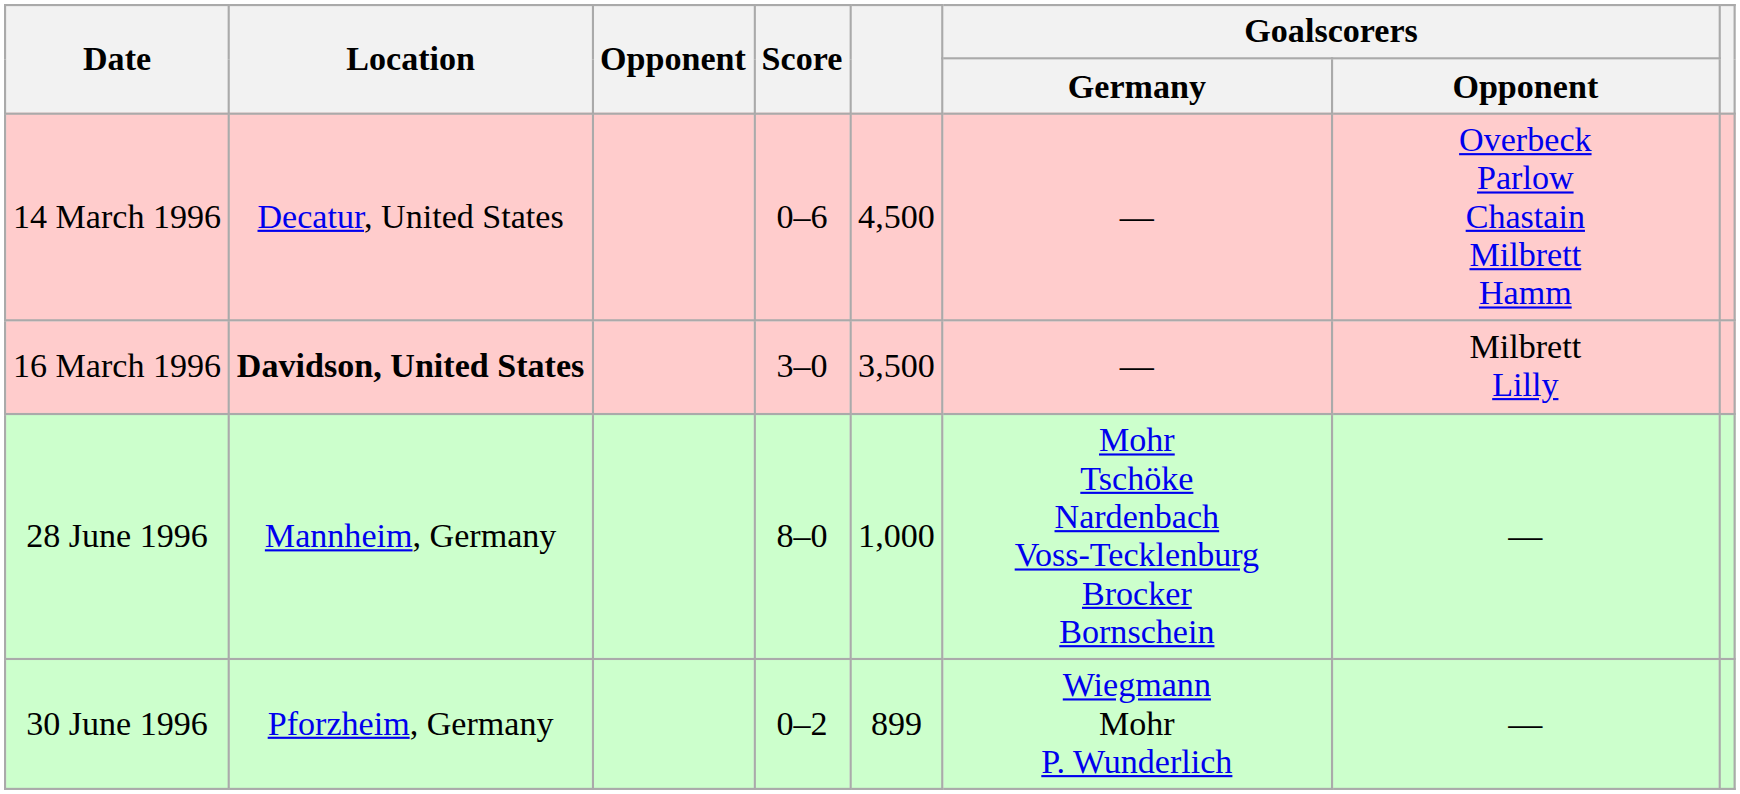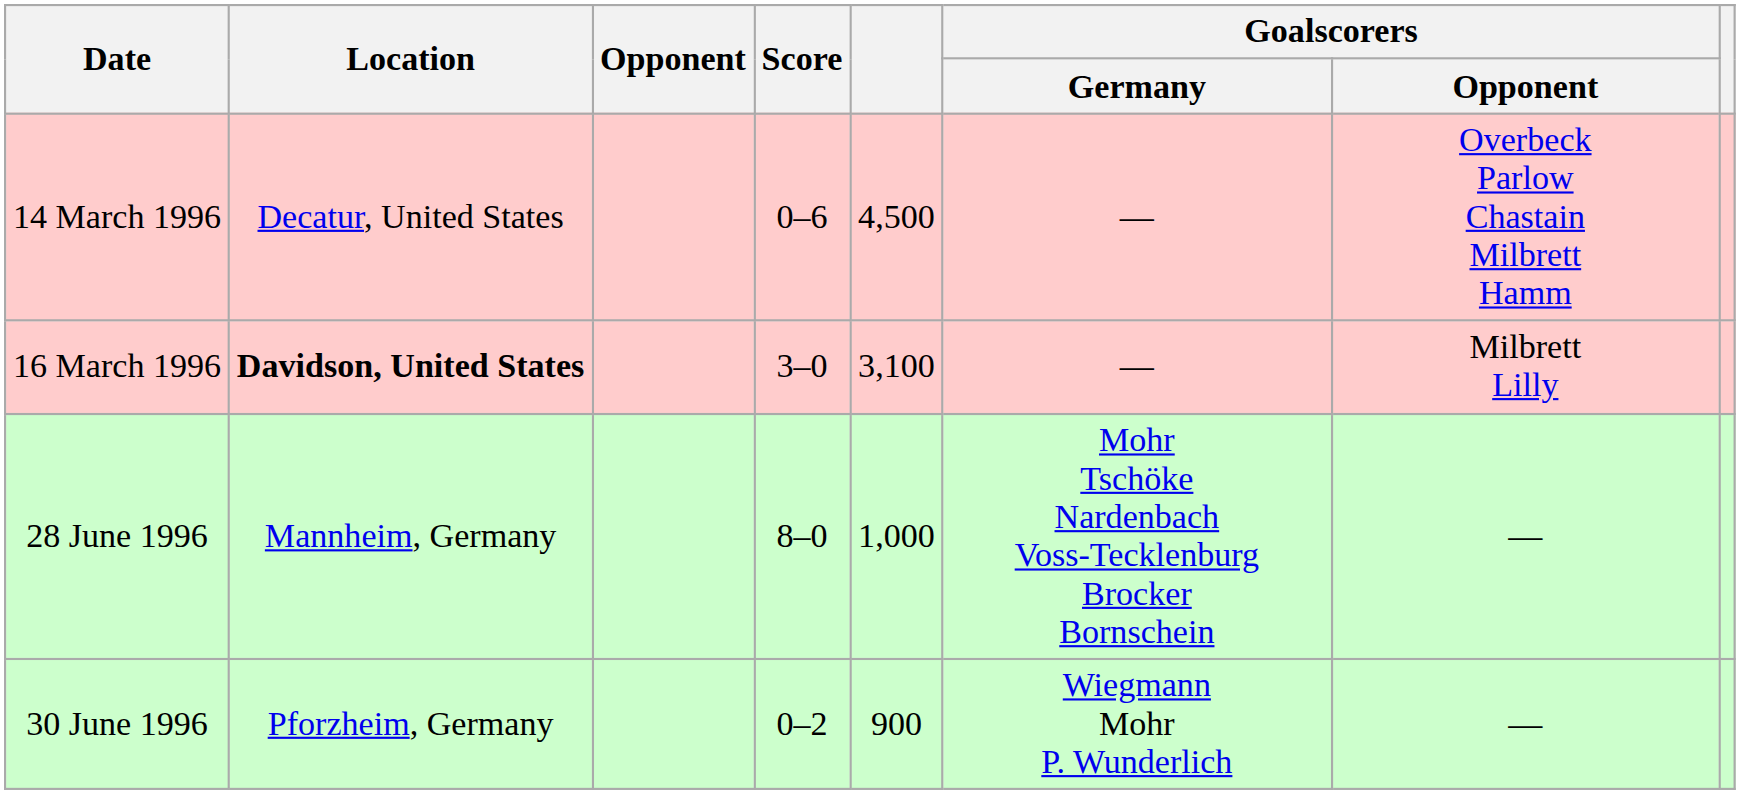(896, 366) 3,500 -> (896, 366) 3,100
(896, 723) 899 -> (896, 723) 900
